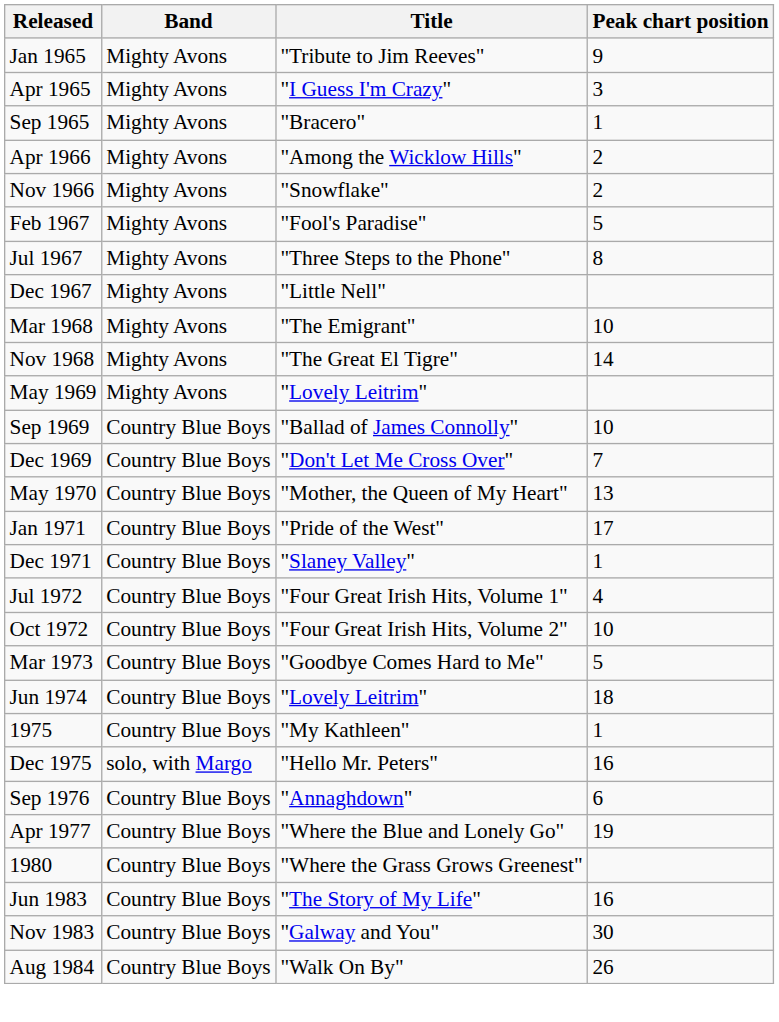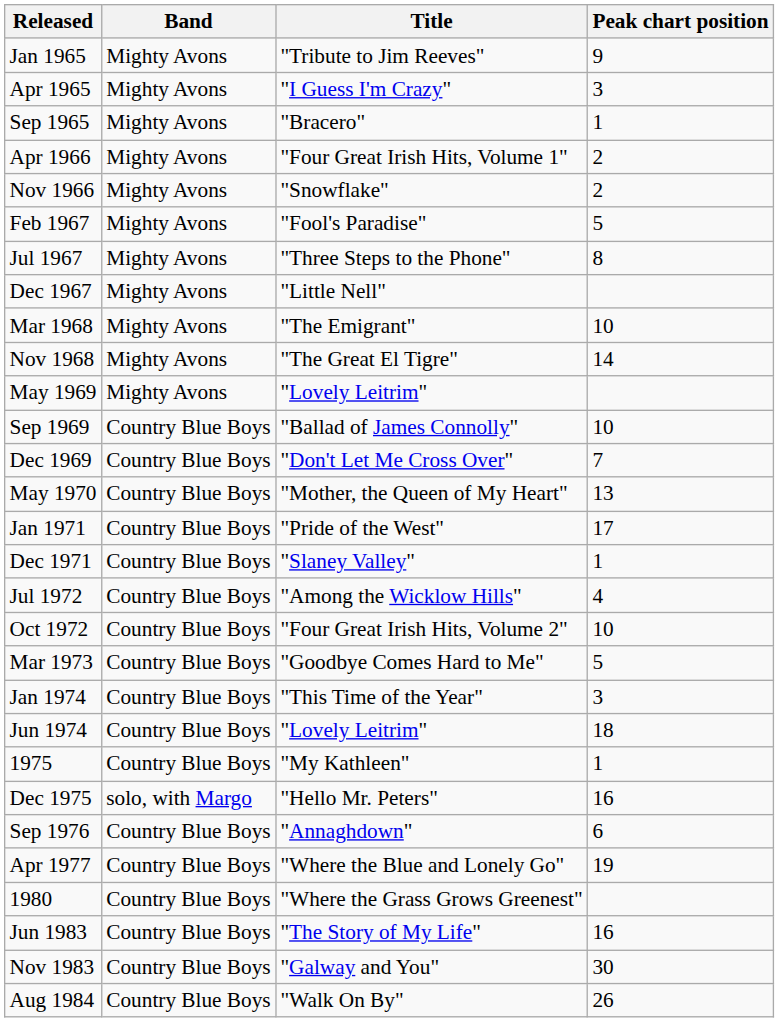(401, 156) "Among the Wicklow Hills" -> (424, 156) "Four Great Irish Hits, Volume 1"
(424, 595) "Four Great Irish Hits, Volume 1" -> (401, 595) "Among the Wicklow Hills"
+ row: (48, 696)
